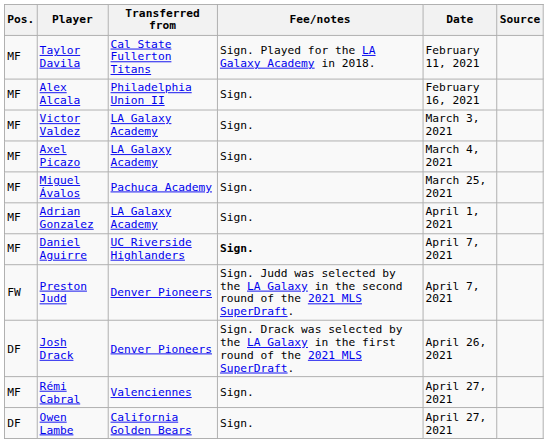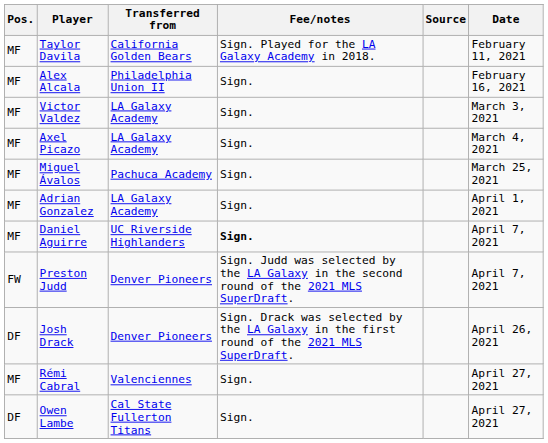columns swapped: (460, 20) <-> (520, 20)
(141, 57) Cal State Fullerton Titans -> (151, 51) California Golden Bears
(151, 424) California Golden Bears -> (141, 417) Cal State Fullerton Titans
